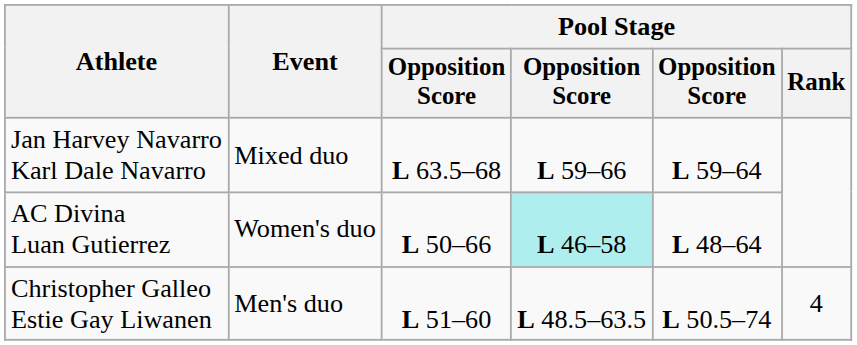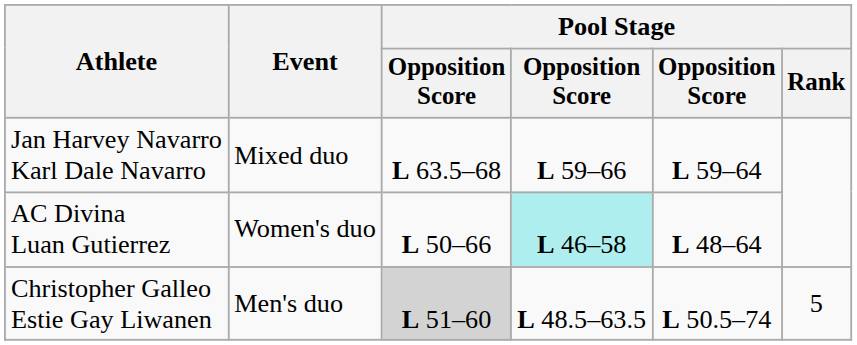(447, 319) no background -> (447, 319) lightgrey background
(816, 303) 4 -> (816, 303) 5
